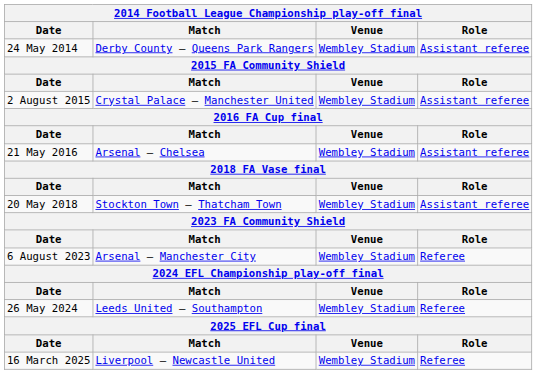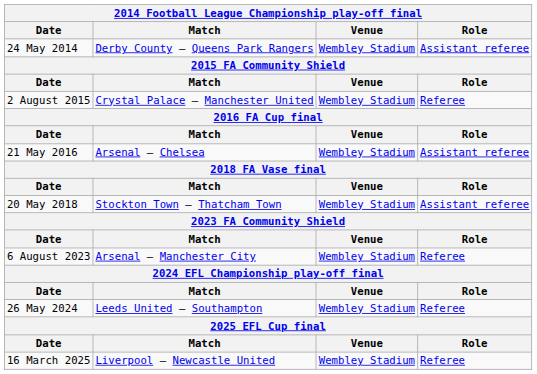(475, 100) Assistant referee -> (443, 100) Referee
